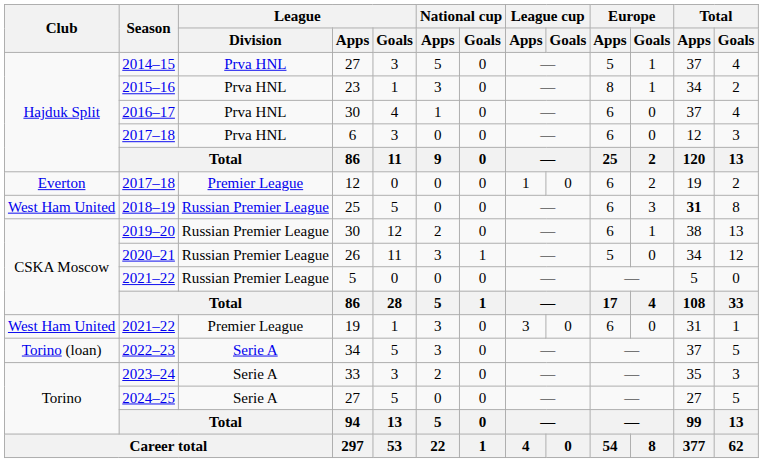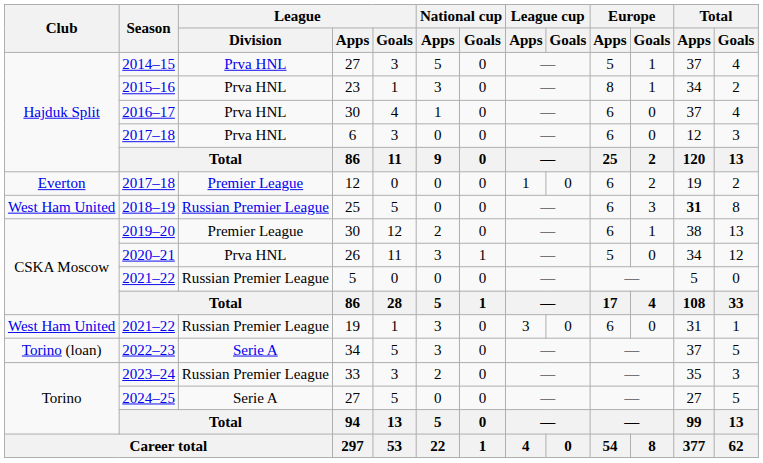(255, 231) Russian Premier League -> (255, 231) Premier League
(255, 254) Russian Premier League -> (255, 254) Prva HNL
(255, 326) Premier League -> (255, 326) Russian Premier League
(255, 374) Serie A -> (255, 374) Russian Premier League
